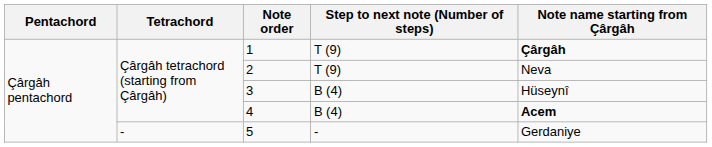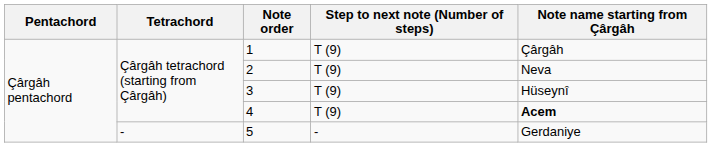(543, 49) bold -> (542, 49) normal
(328, 91) B (4) -> (327, 91) T (9)
(328, 111) B (4) -> (327, 111) T (9)
